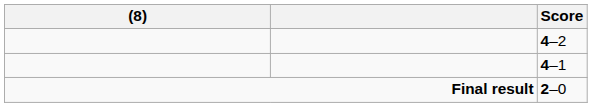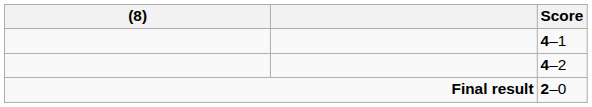rows swapped: (553, 41) <-> (553, 65)
